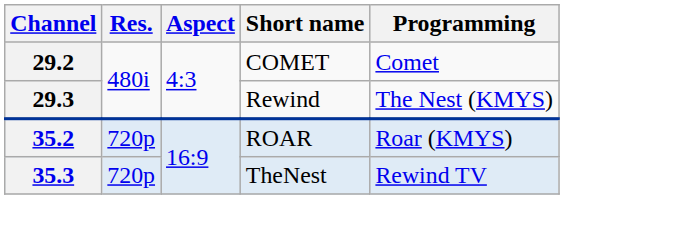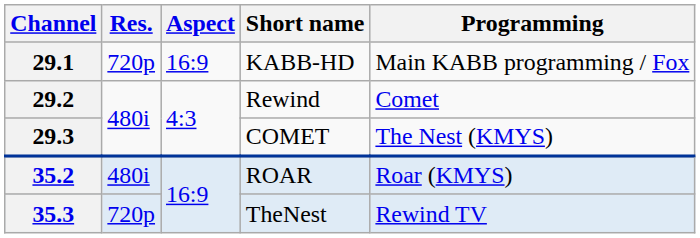+ row: (53, 61)
(288, 61) COMET -> (283, 99) Rewind
(283, 99) Rewind -> (288, 136) COMET
(131, 137) 720p -> (129, 175) 480i
